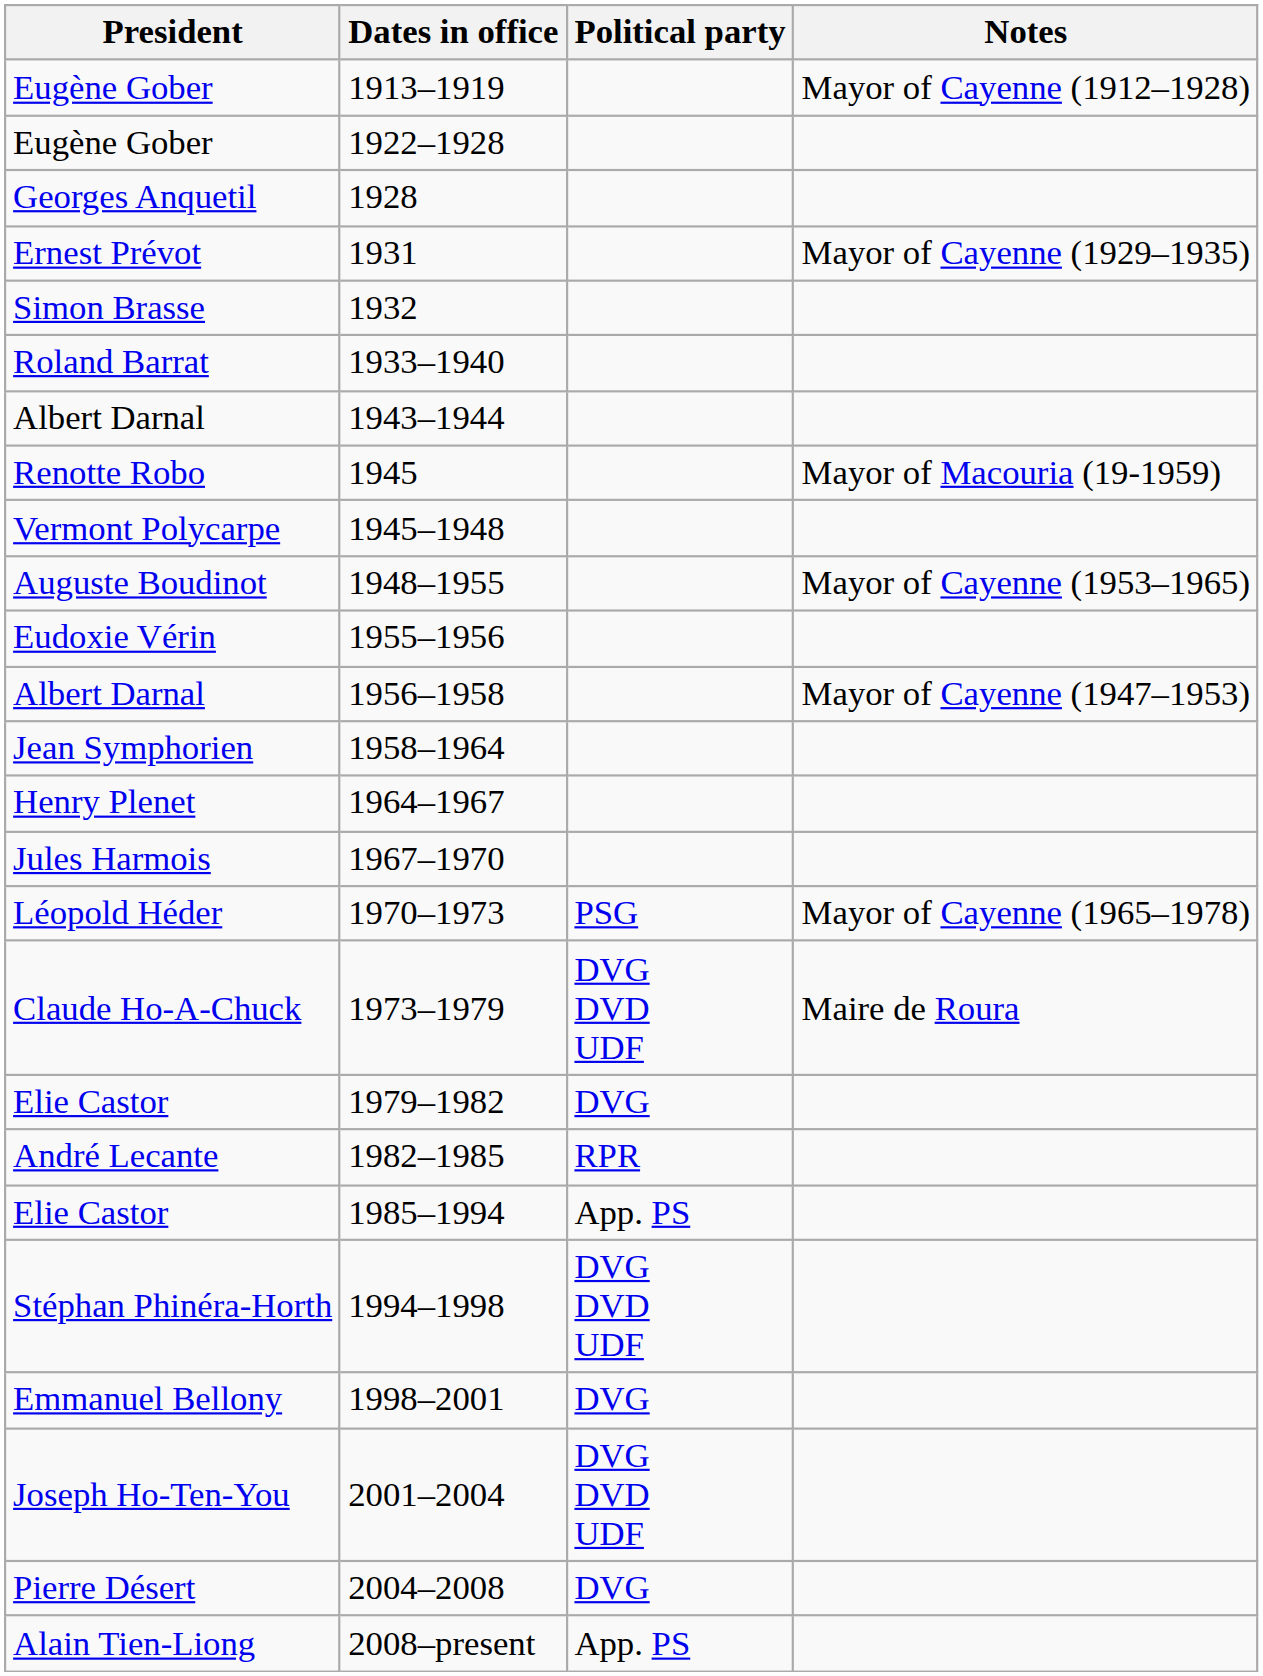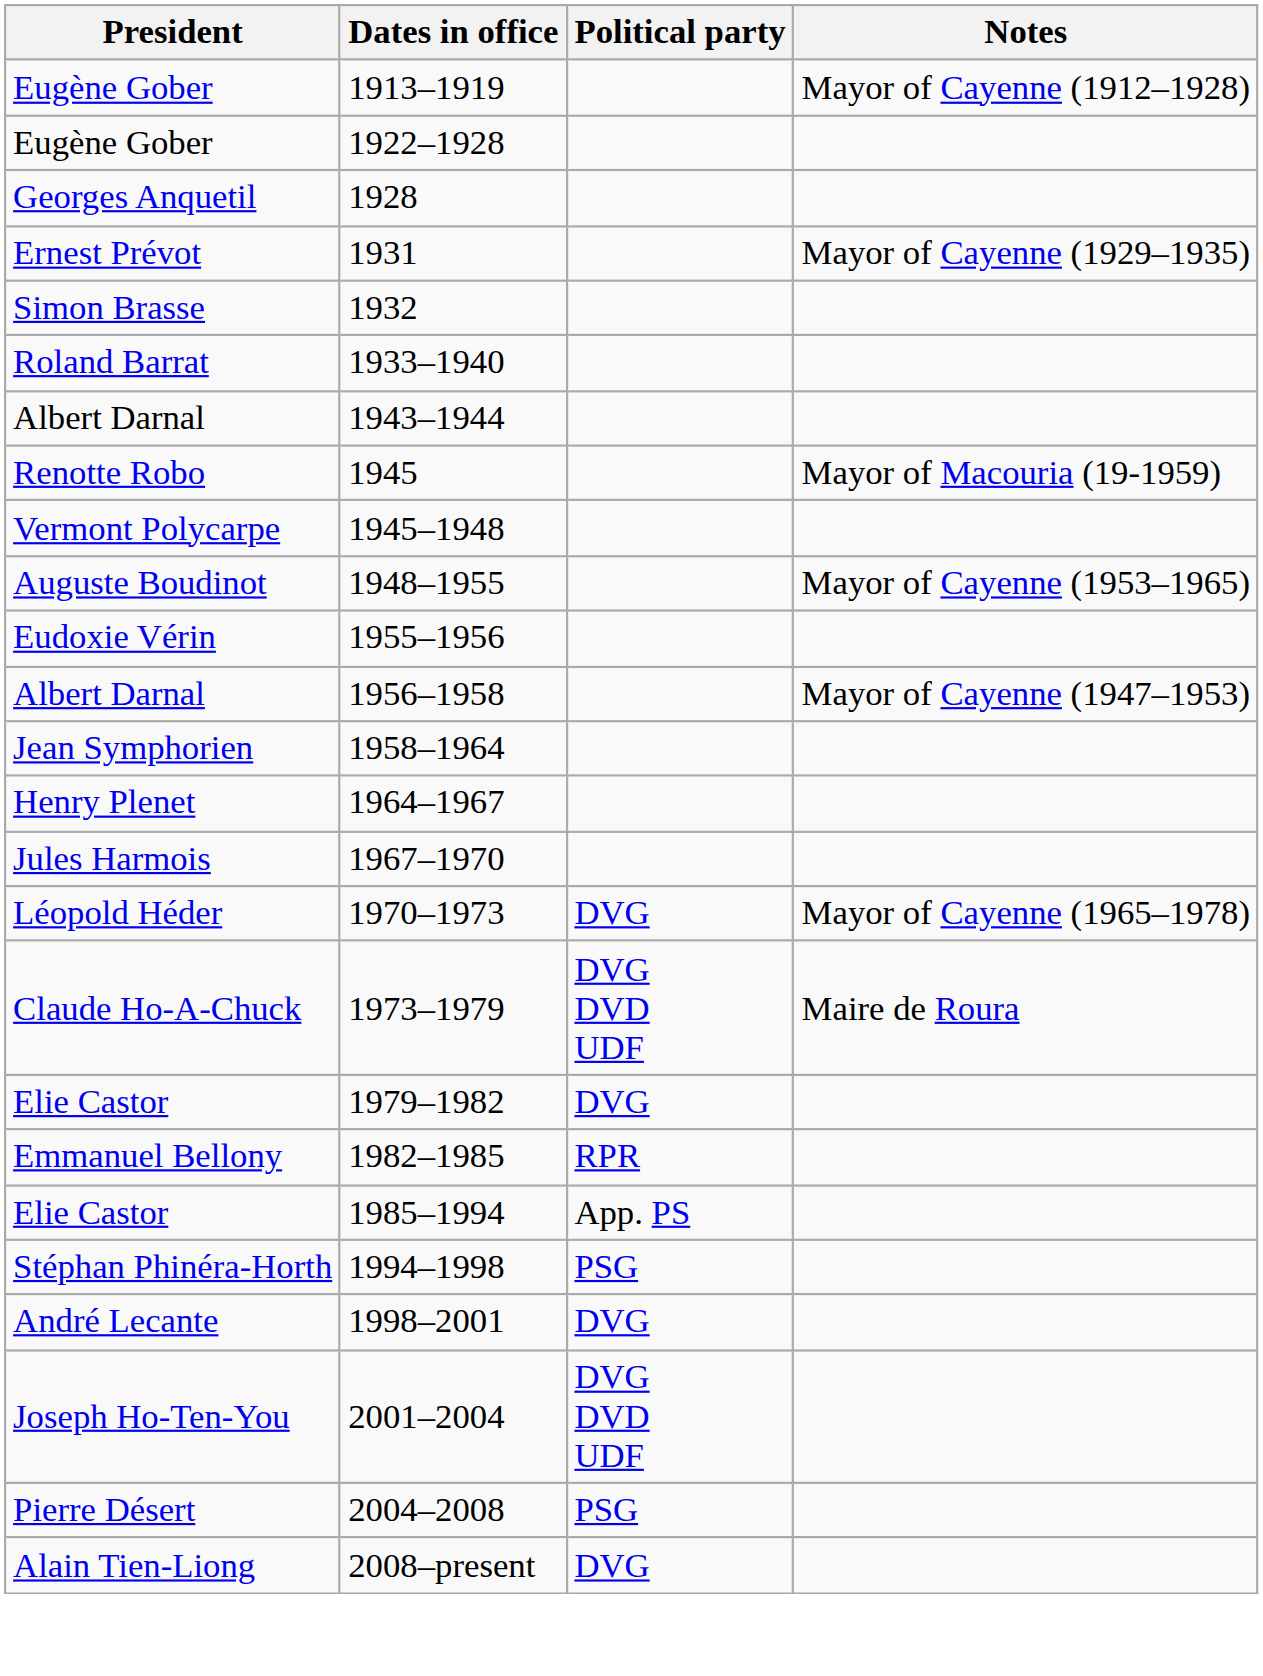(606, 913) PSG -> (612, 913) DVG
(116, 1156) André Lecante -> (148, 1156) Emmanuel Bellony
(612, 1305) DVG DVD UDF -> (606, 1266) PSG
(148, 1399) Emmanuel Bellony -> (116, 1321) André Lecante
(612, 1587) DVG -> (606, 1509) PSG
(632, 1642) App. PS -> (612, 1564) DVG
